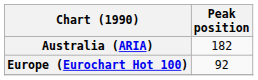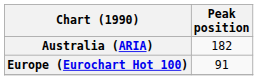(222, 65) 92 -> (222, 65) 91
